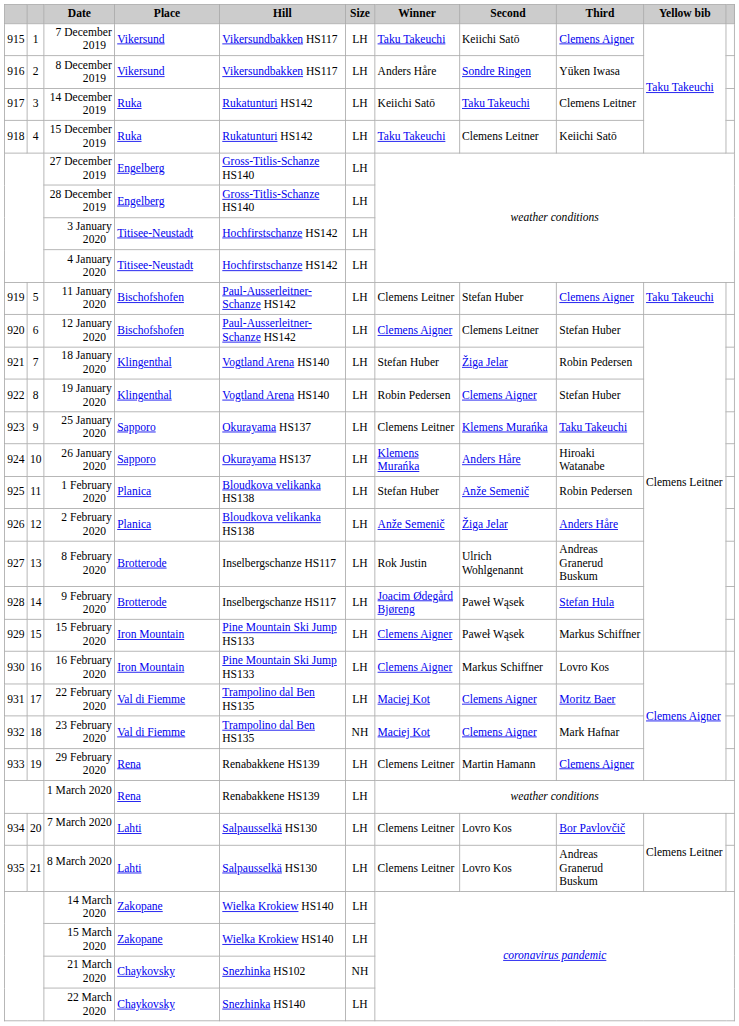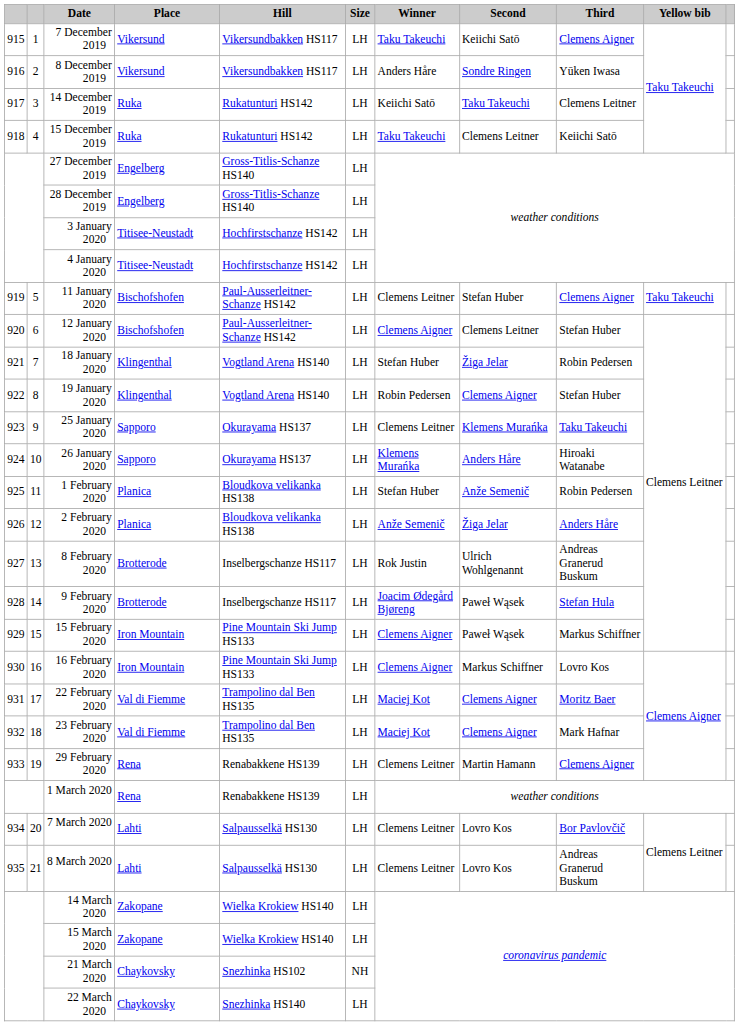(360, 731) NH -> (360, 731) LH
